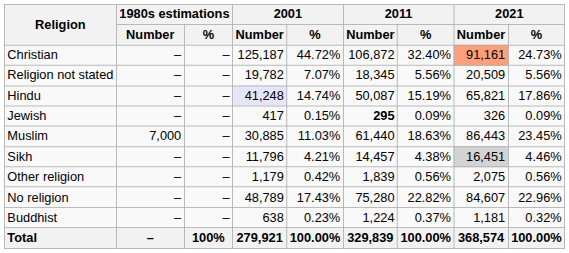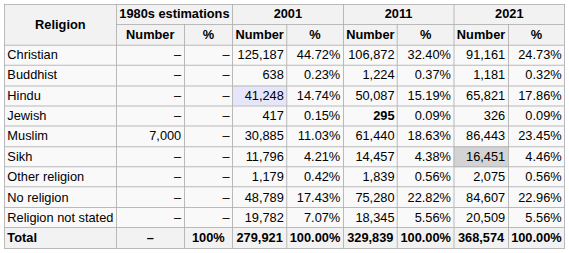(486, 55) lightsalmon background -> (486, 55) no background
rows swapped: (32, 217) <-> (60, 75)
